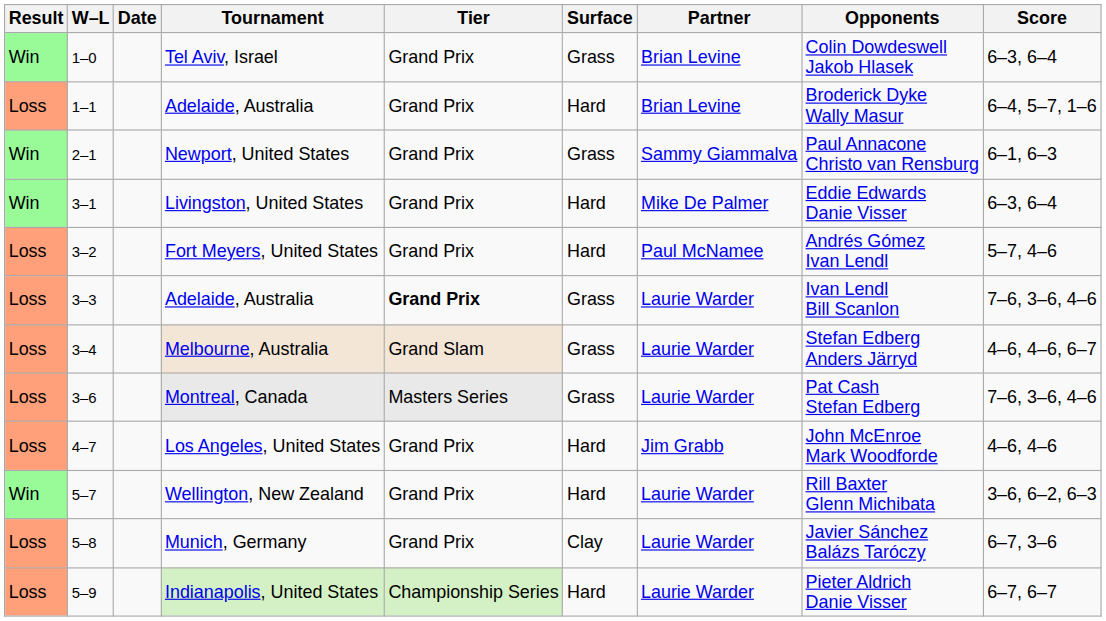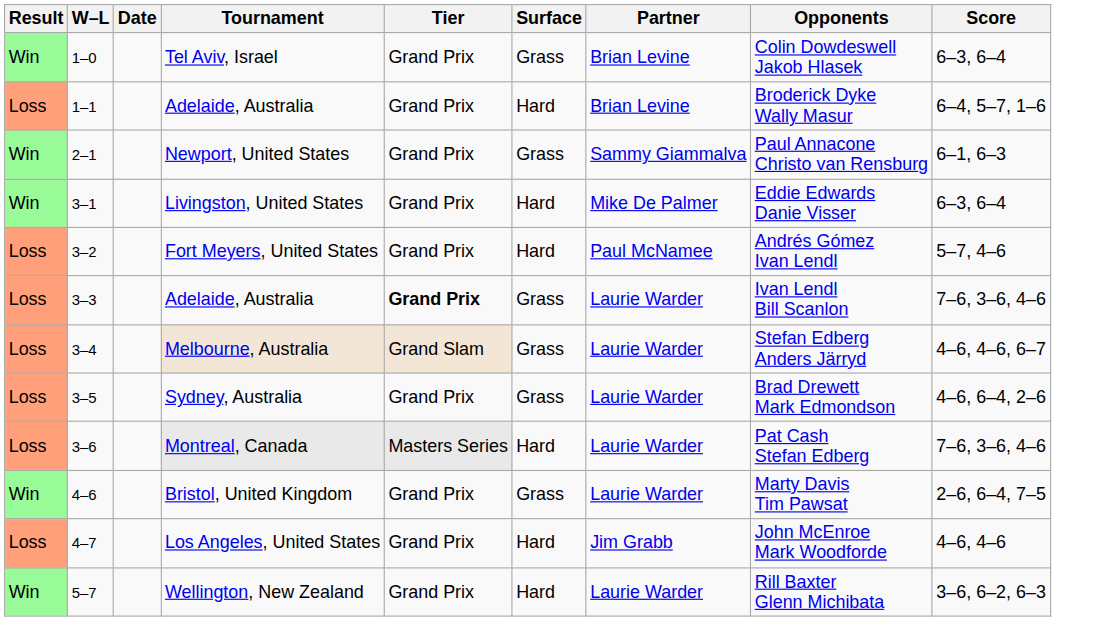+ row: (84, 398)
(591, 397) Grass -> (536, 445) Hard
+ row: (84, 495)
- row: (84, 544)
- row: (84, 592)
